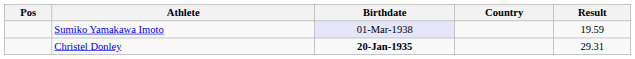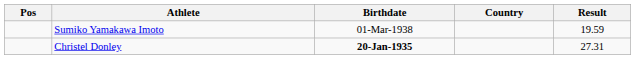(385, 29) lavender background -> (385, 29) no background
(592, 46) 29.31 -> (592, 46) 27.31
